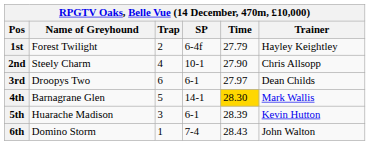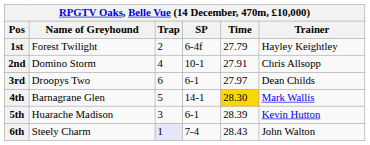(61, 64) Steely Charm -> (64, 64) Domino Storm
(235, 64) 27.90 -> (235, 64) 27.91
(64, 132) Domino Storm -> (61, 132) Steely Charm
(160, 132) no background -> (160, 132) lavender background
